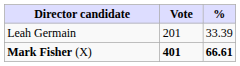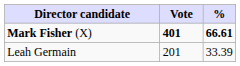rows swapped: (49, 52) <-> (42, 33)
